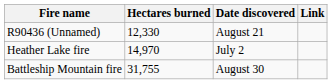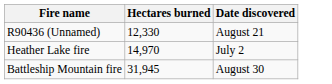- column: (312, 13)
(143, 69) 31,755 -> (143, 69) 31,945
